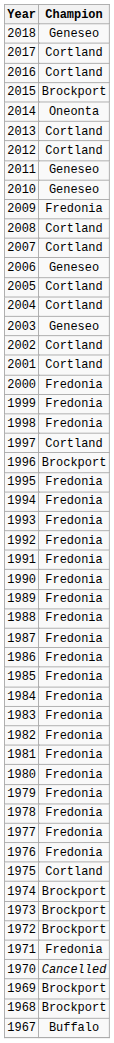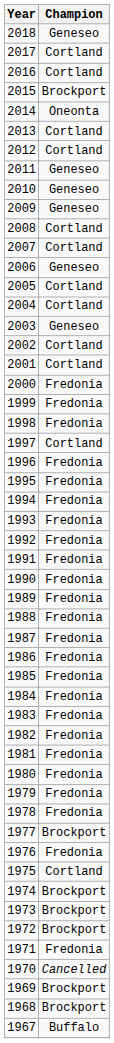(74, 209) Fredonia -> (74, 209) Geneseo
(74, 463) Brockport -> (74, 463) Fredonia
(74, 833) Fredonia -> (74, 833) Brockport
